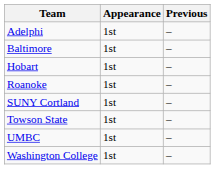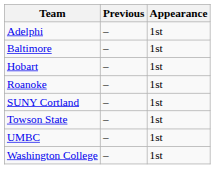columns swapped: (132, 13) <-> (187, 13)
